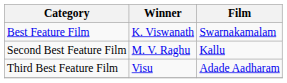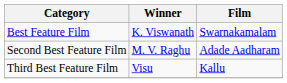(212, 50) Kallu -> (240, 50) Adade Aadharam
(240, 68) Adade Aadharam -> (212, 68) Kallu
